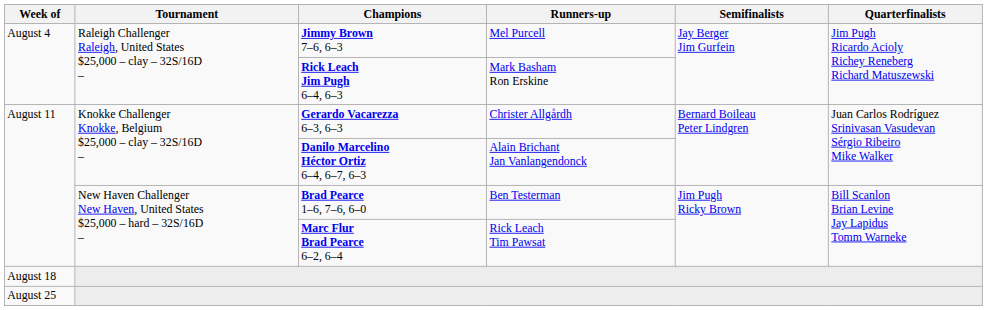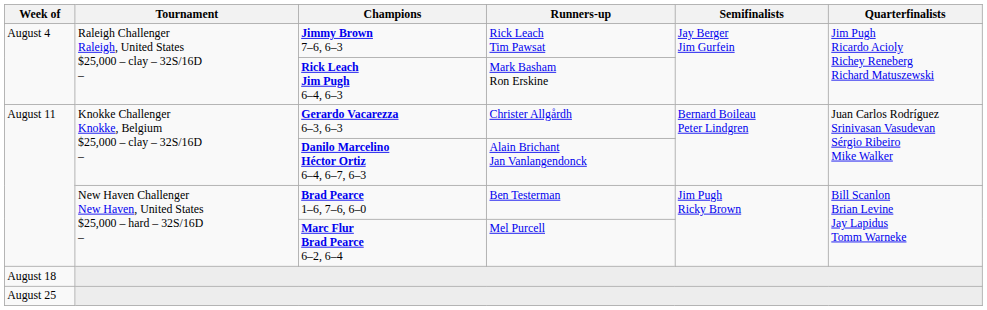(517, 33) Mel Purcell -> (517, 40) Rick Leach Tim Pawsat
(517, 235) Rick Leach Tim Pawsat -> (517, 228) Mel Purcell
